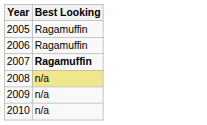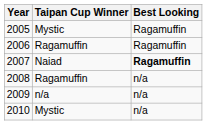+ column: (82, 12)
(42, 78) khaki background -> (141, 78) no background
